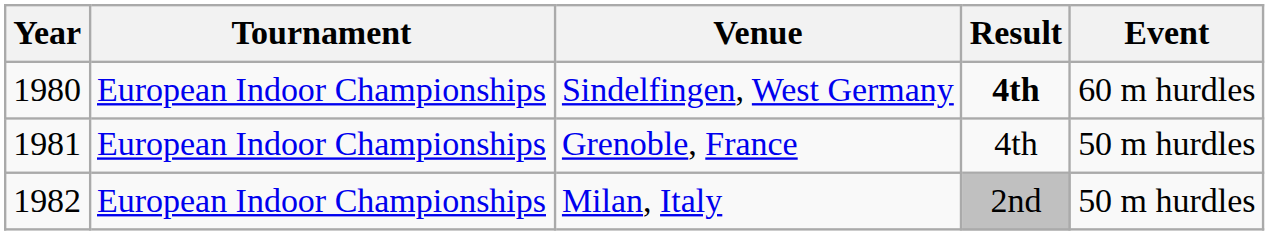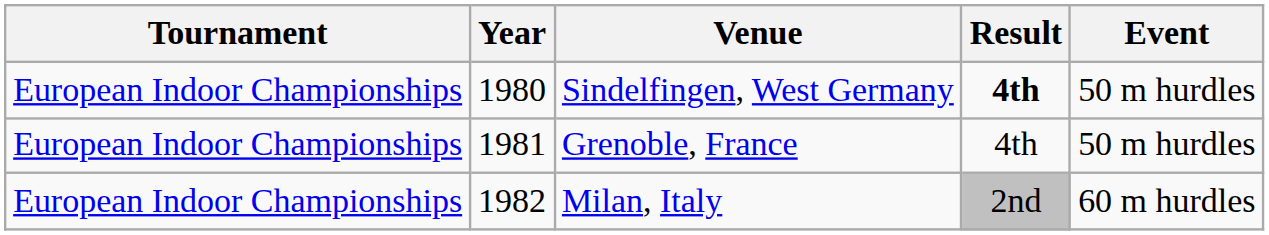columns swapped: (47, 32) <-> (321, 32)
(1167, 88) 60 m hurdles -> (1167, 88) 50 m hurdles
(1167, 201) 50 m hurdles -> (1167, 201) 60 m hurdles
